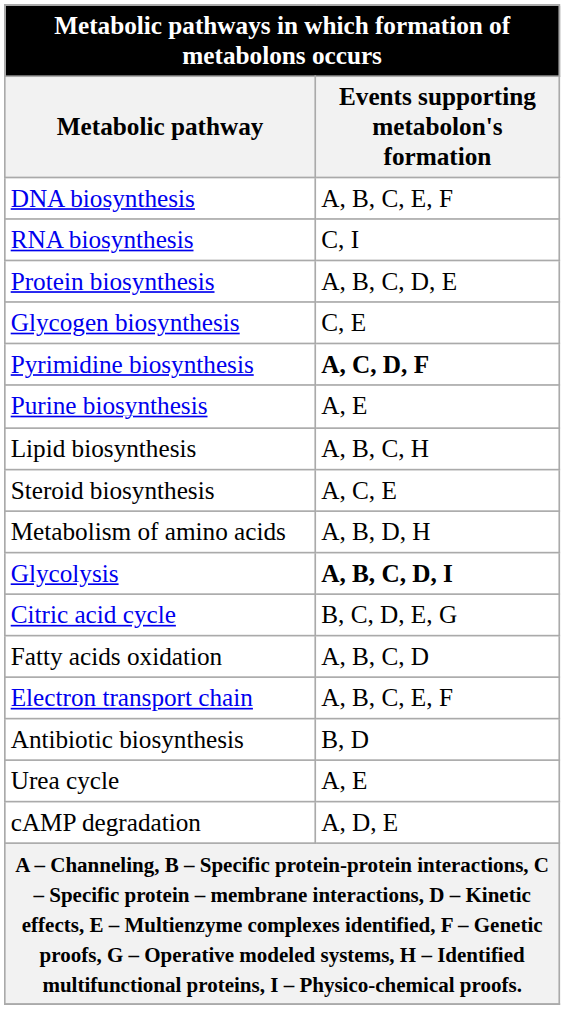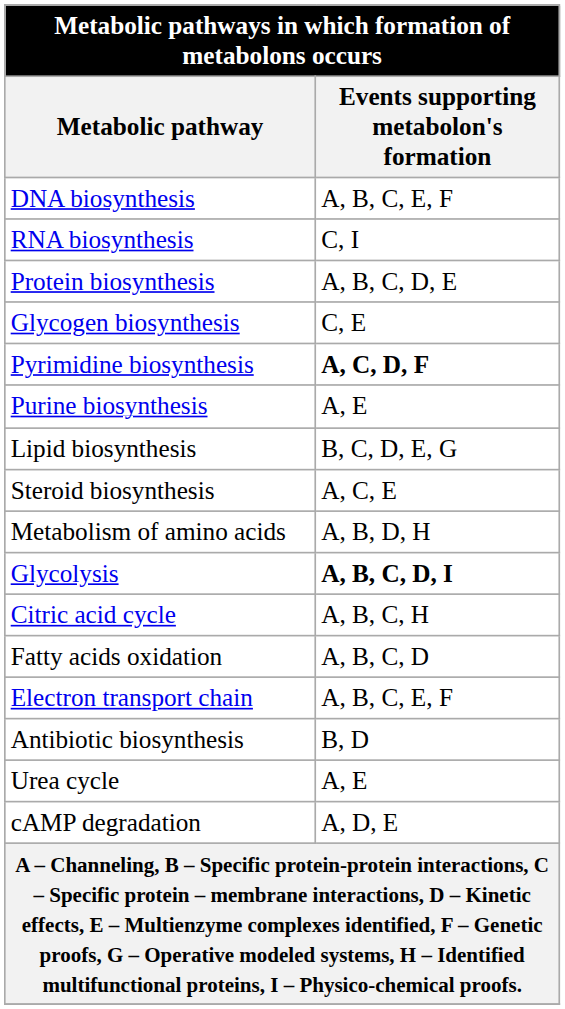(375, 447) A, B, C, H -> (389, 447) B, C, D, E, G
(389, 614) B, C, D, E, G -> (375, 614) A, B, C, H
